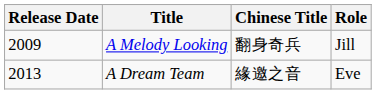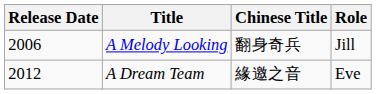(25, 45) 2009 -> (25, 45) 2006
(25, 74) 2013 -> (25, 74) 2012
